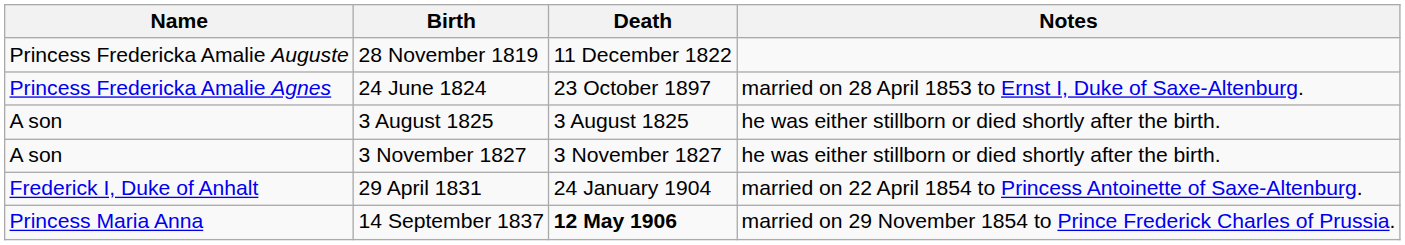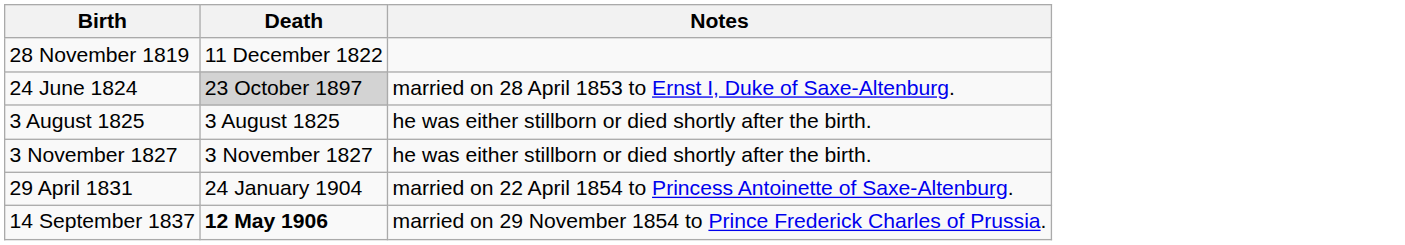- column: (179, 21)
(632, 88) no background -> (283, 88) lightgrey background
